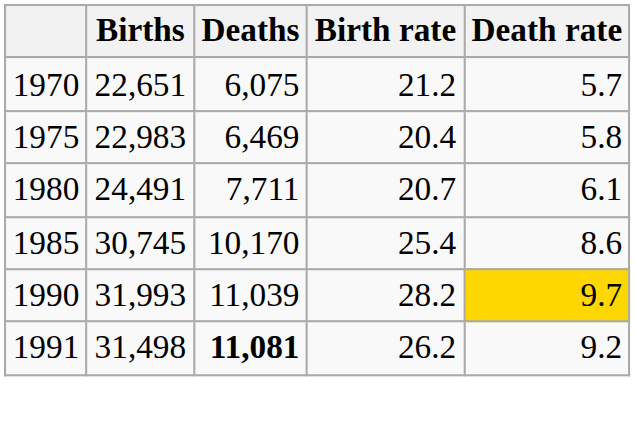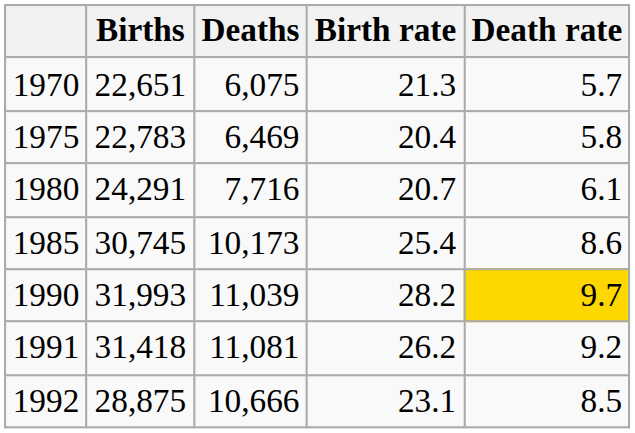(427, 83) 21.2 -> (427, 83) 21.3
(140, 136) 22,983 -> (140, 136) 22,783
(140, 189) 24,491 -> (140, 189) 24,291
(263, 189) 7,711 -> (262, 189) 7,716
(254, 242) 10,170 -> (254, 242) 10,173
(140, 347) 31,498 -> (140, 347) 31,418
(255, 347) bold -> (254, 347) normal
+ row: (46, 400)
